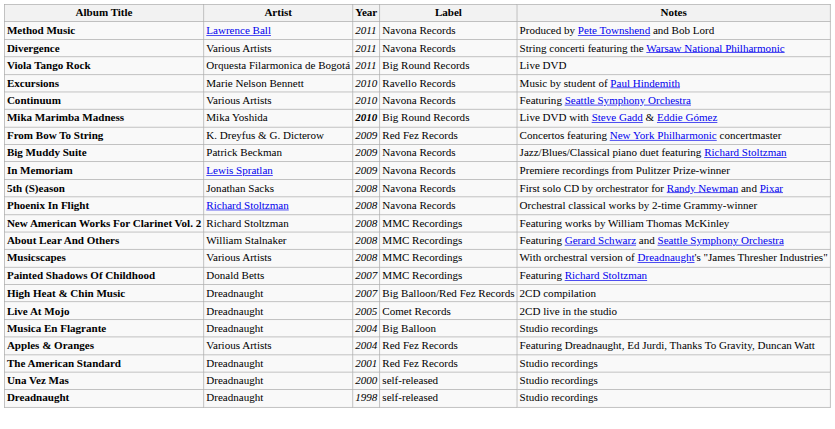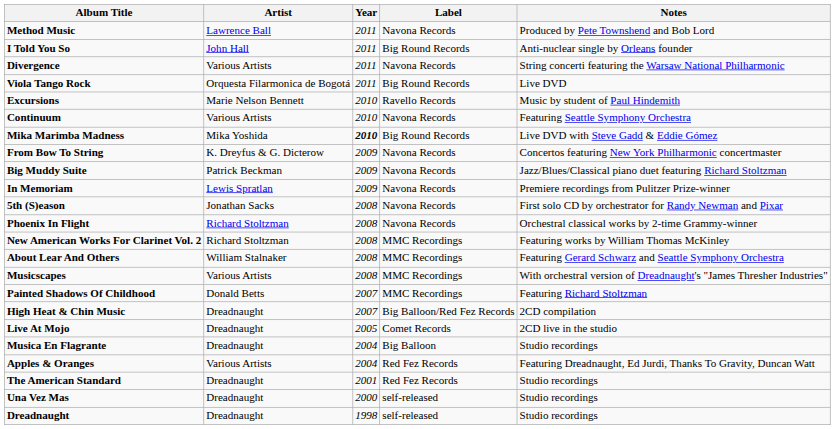+ row: (38, 48)
(420, 135) Red Fez Records -> (419, 153) Navona Records
